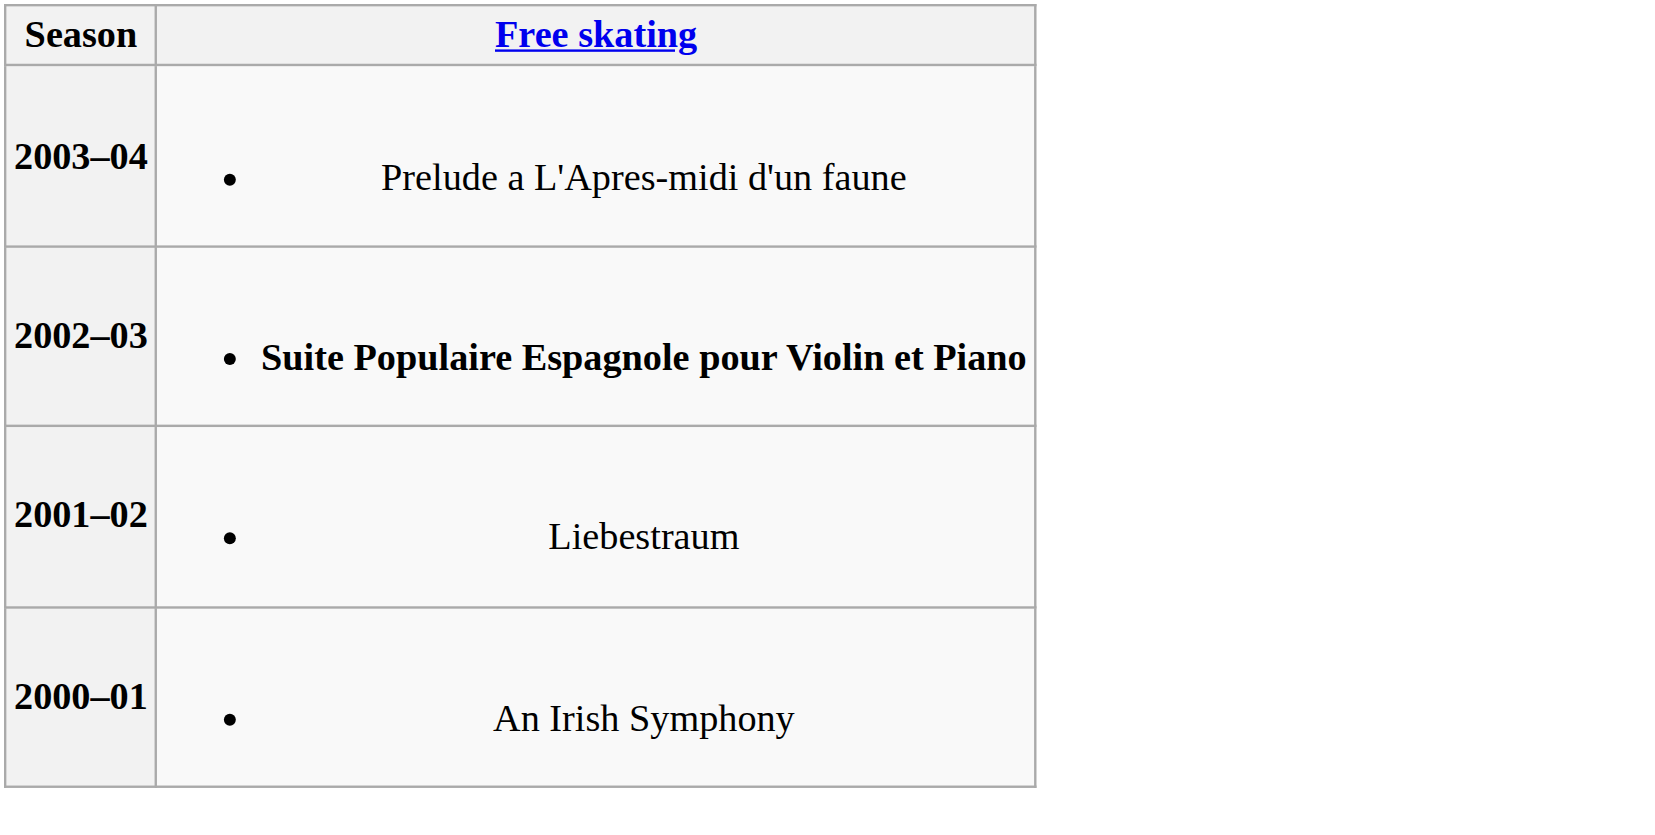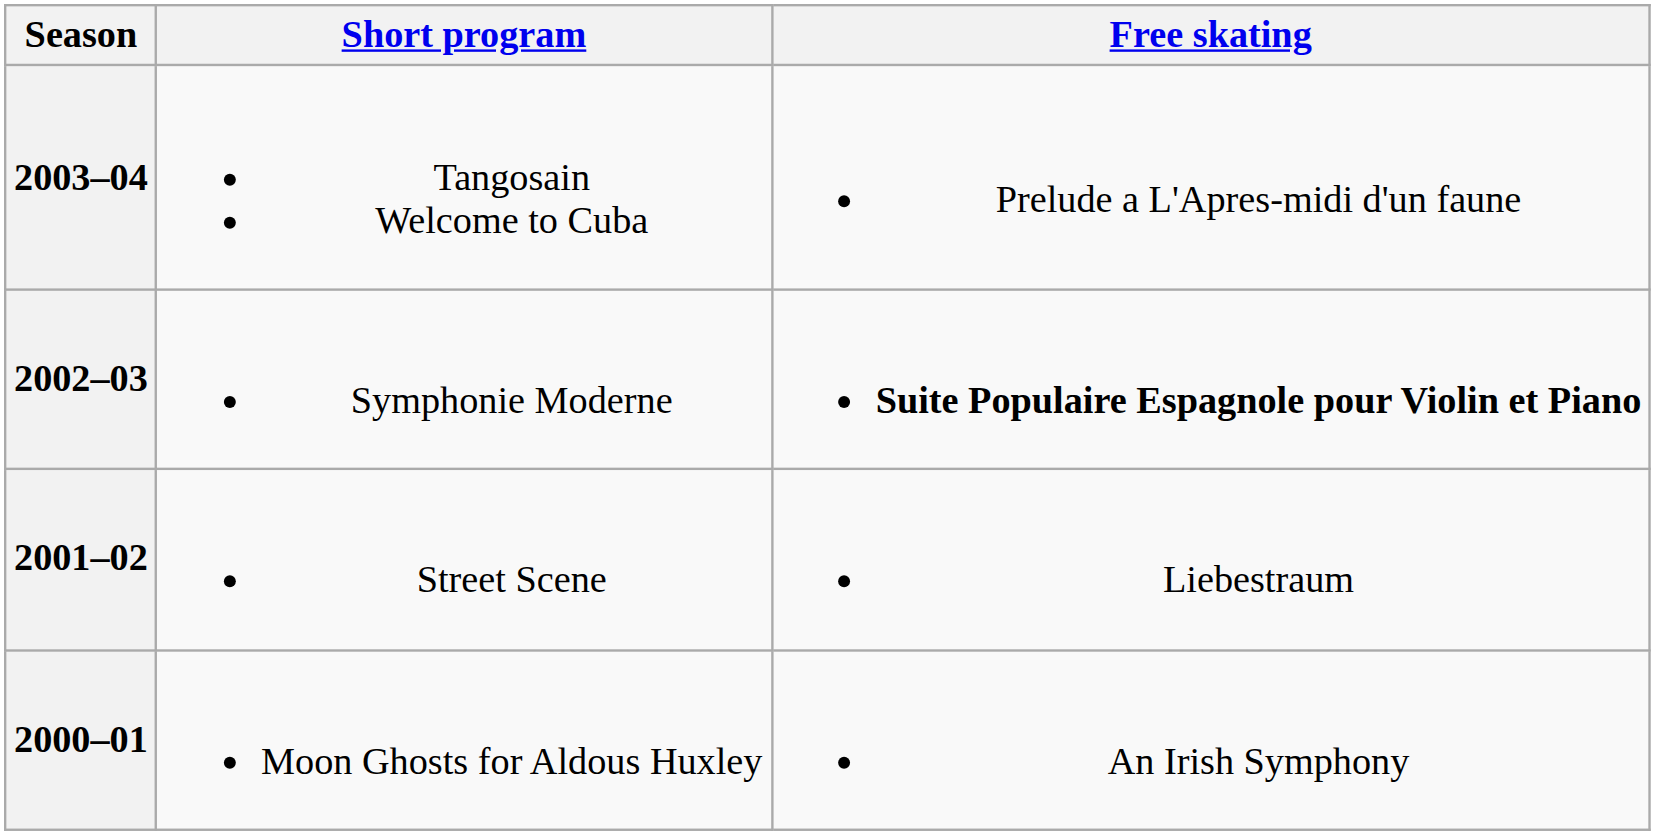+ column: (464, 34)
